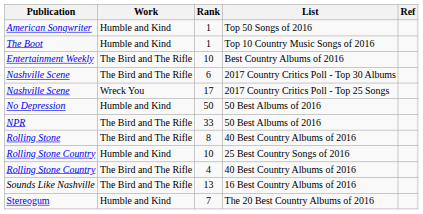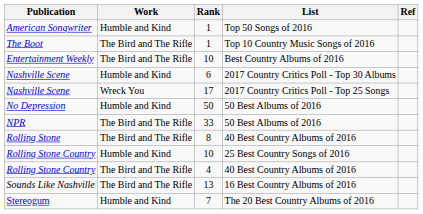(135, 43) Humble and Kind -> (146, 43) The Bird and The Rifle
(146, 75) The Bird and The Rifle -> (135, 75) Humble and Kind
